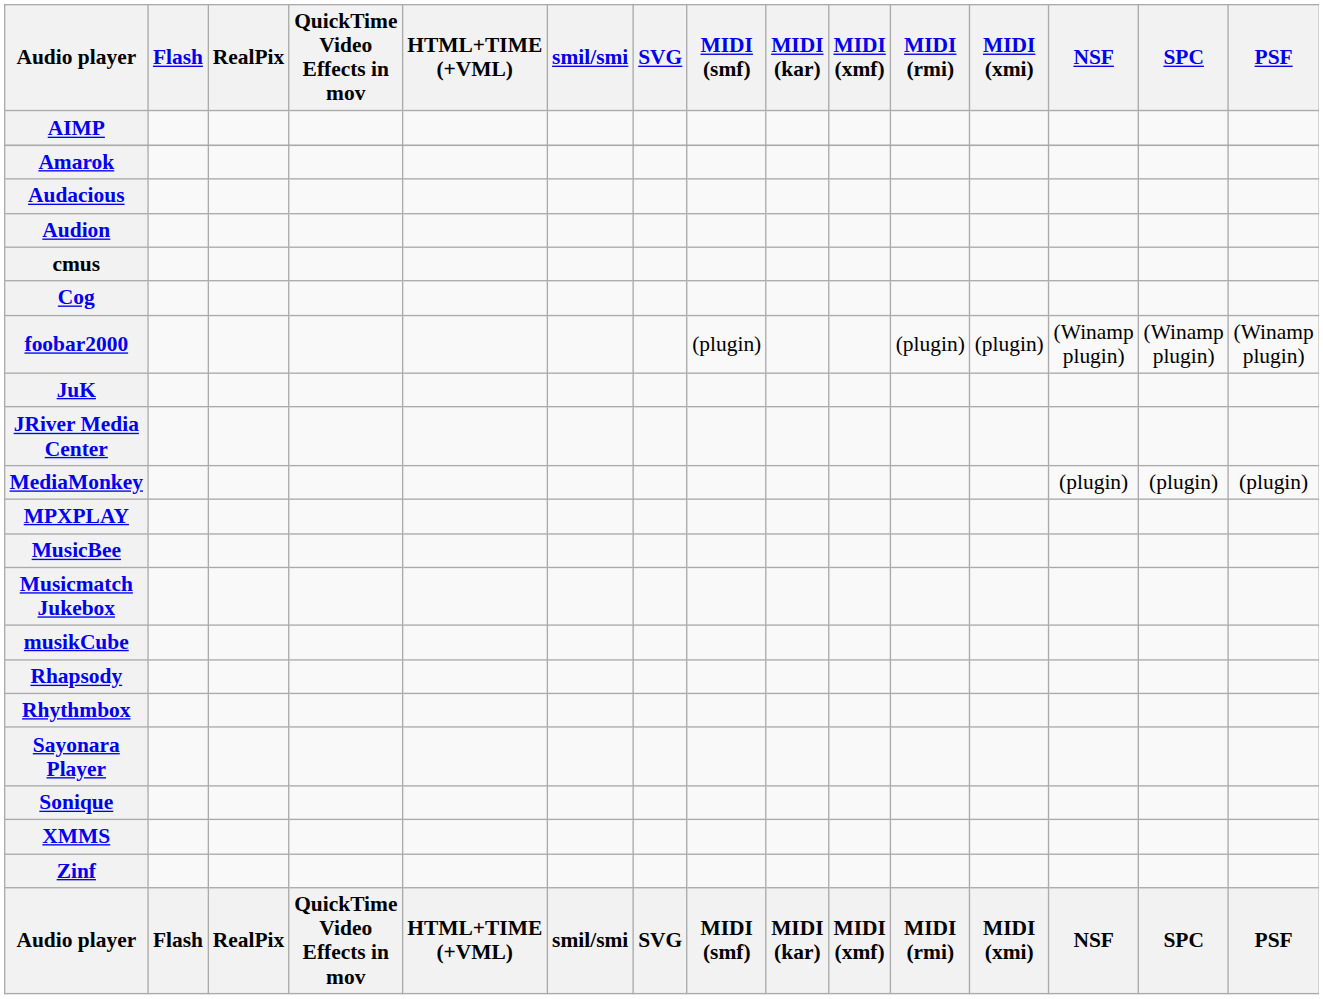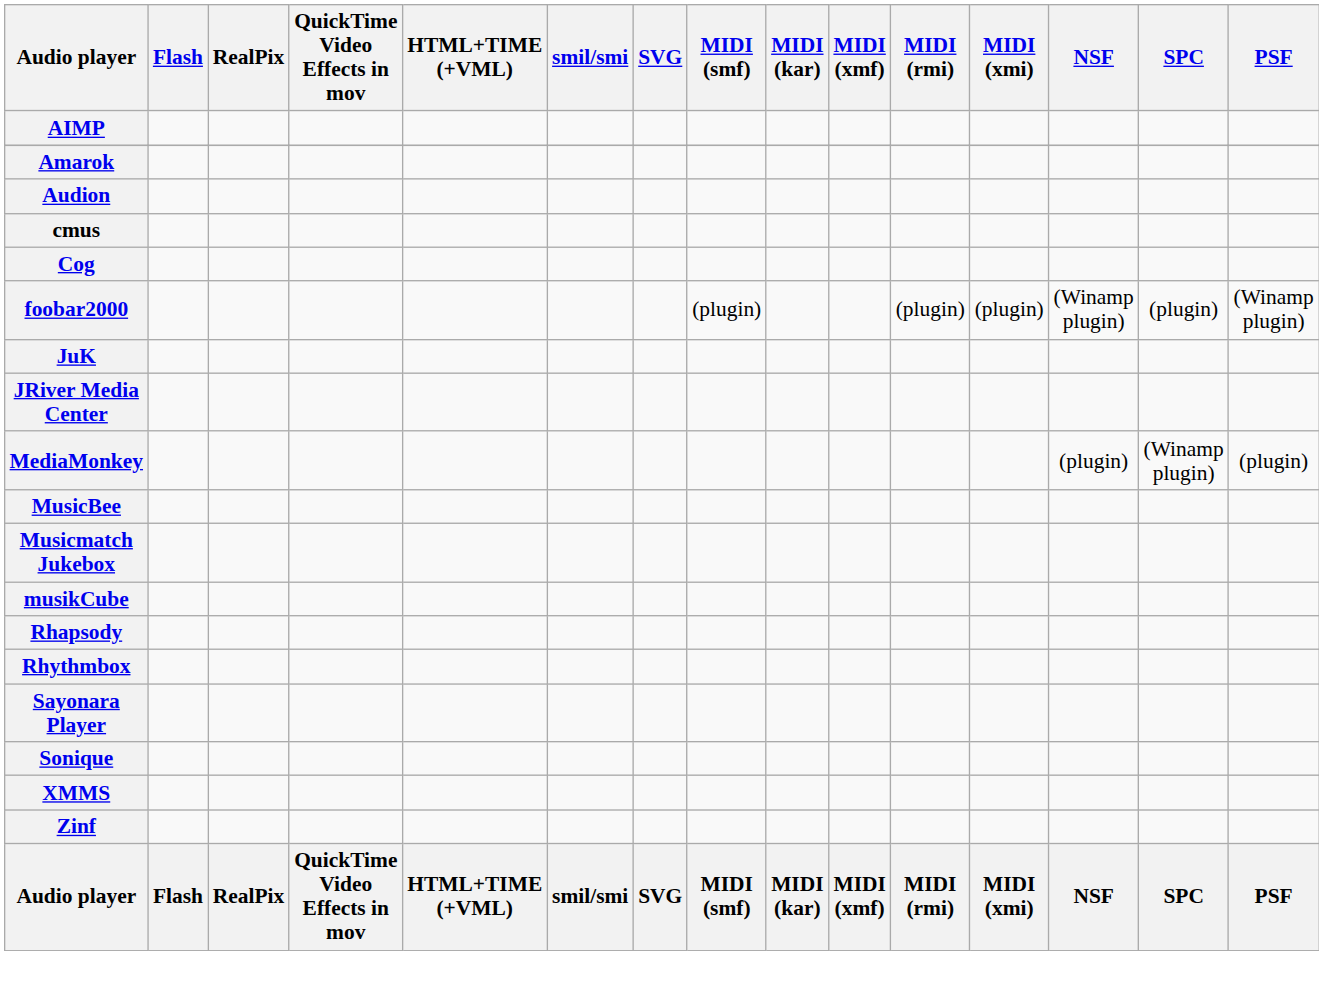- row: (76, 195)
(1184, 343) (Winamp plugin) -> (1184, 309) (plugin)
(1184, 482) (plugin) -> (1184, 460) (Winamp plugin)
- row: (76, 516)
